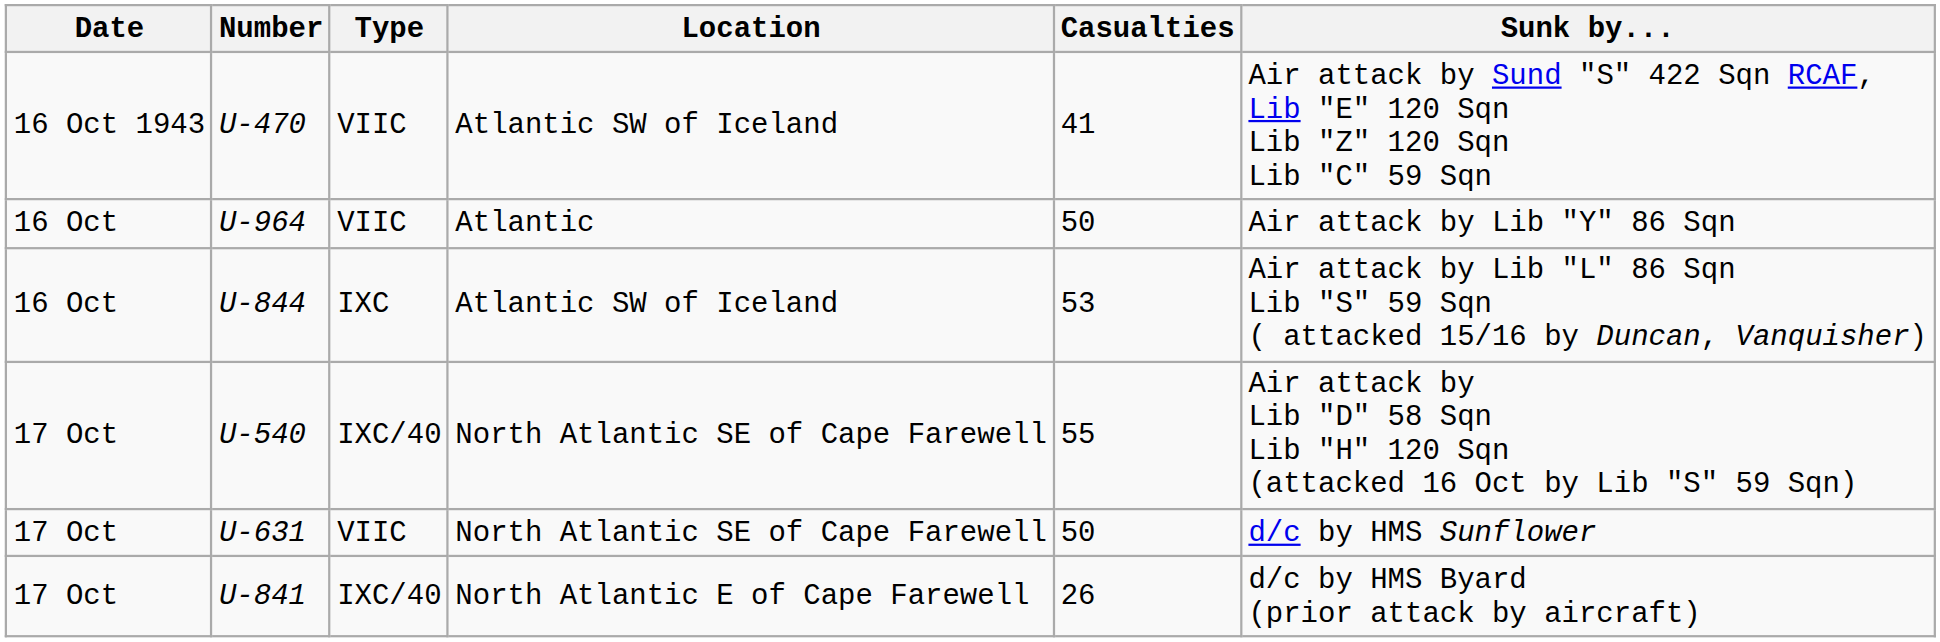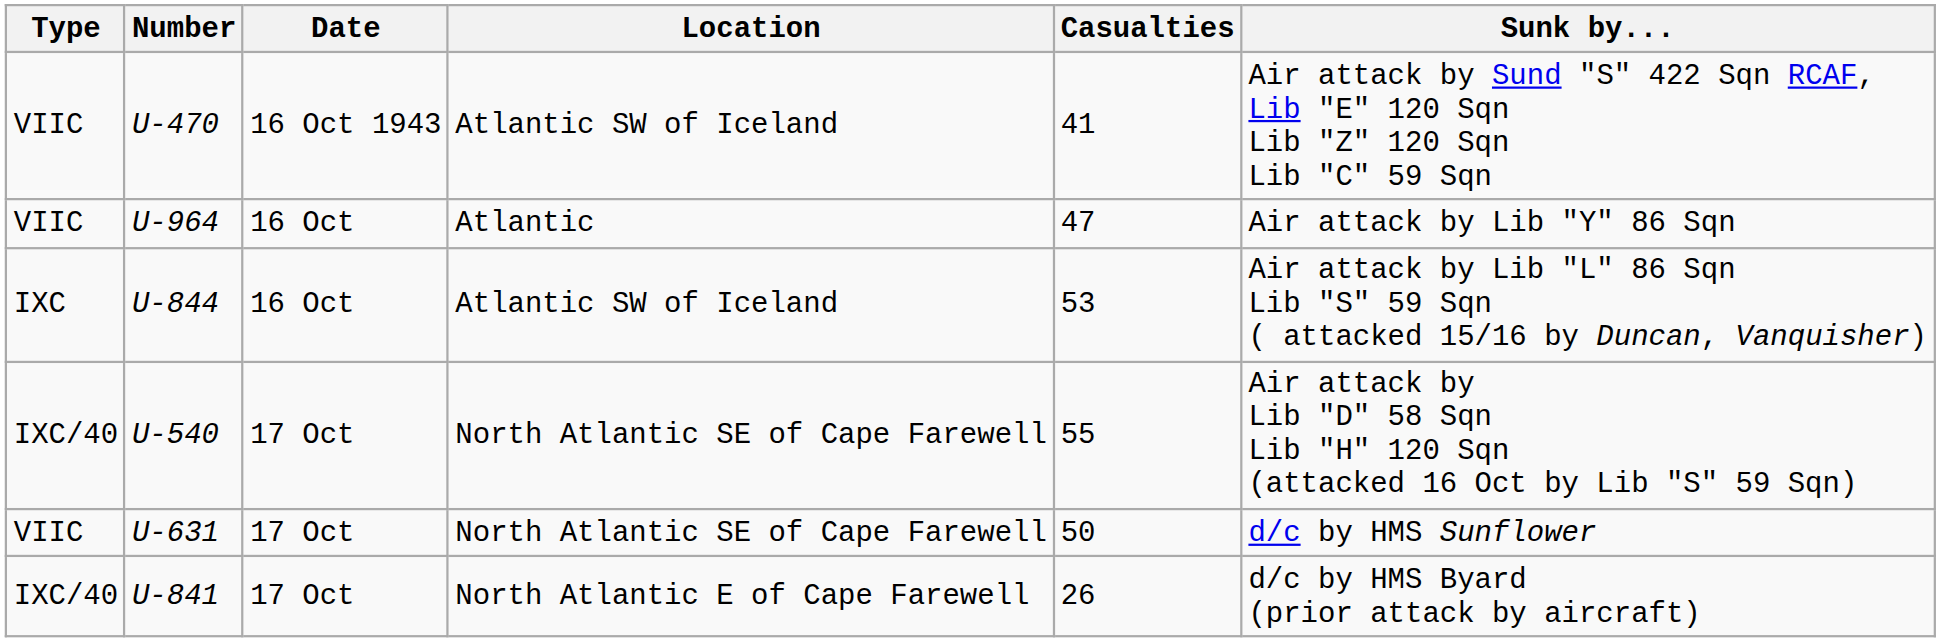columns swapped: (109, 29) <-> (389, 29)
(1078, 224) 50 -> (1078, 224) 47
